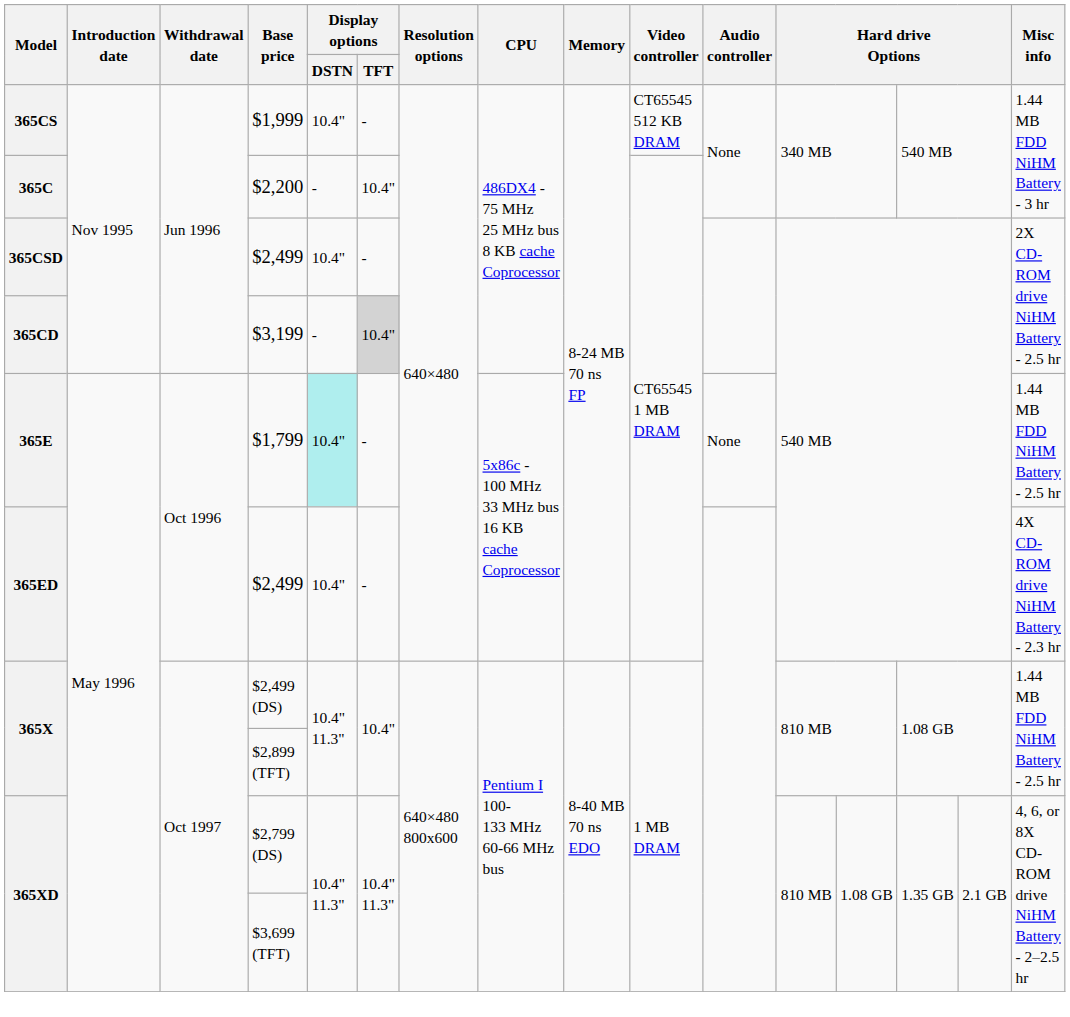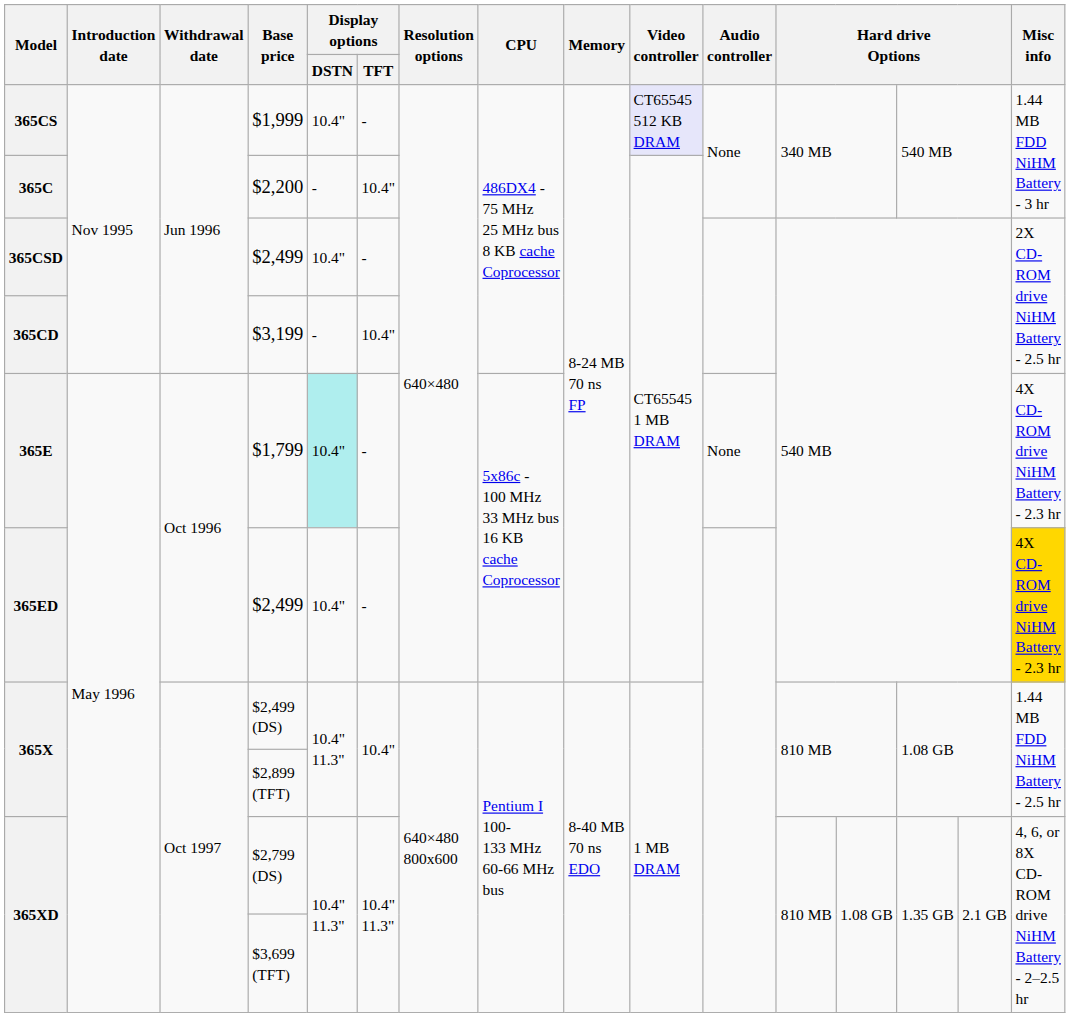(663, 121) no background -> (663, 121) lavender background
(378, 335) lightgrey background -> (378, 335) no background
(1038, 440) 1.44 MB FDD NiHM Battery - 2.5 hr -> (1038, 451) 4X CD-ROM drive NiHM Battery - 2.3 hr
(1038, 585) no background -> (1038, 606) gold background
